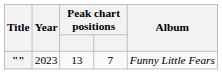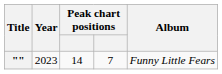(77, 60) 13 -> (77, 60) 14
